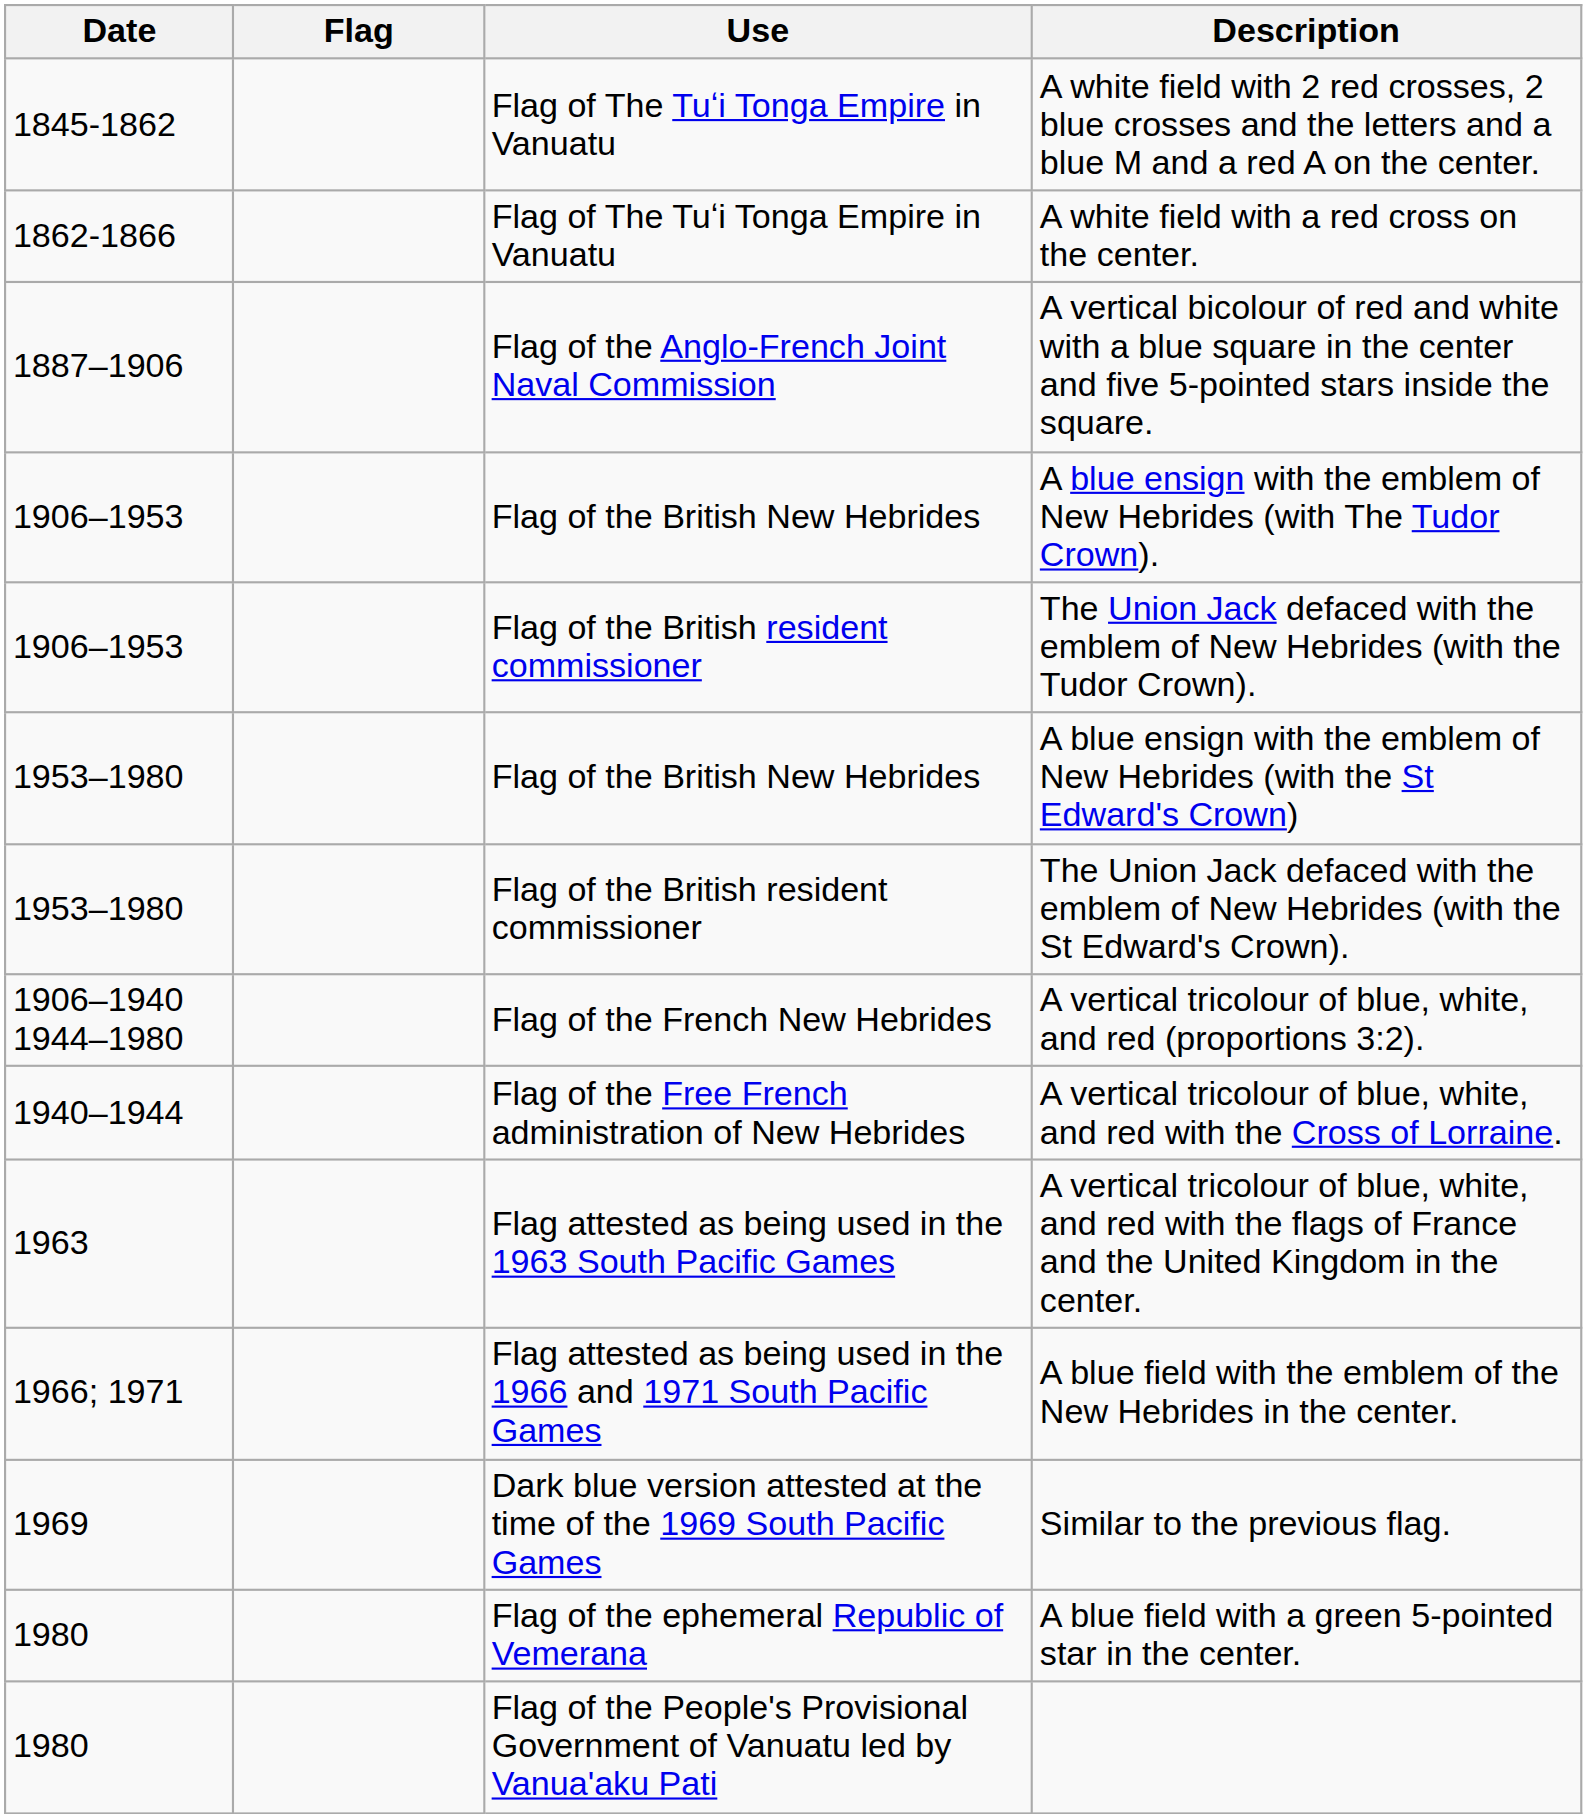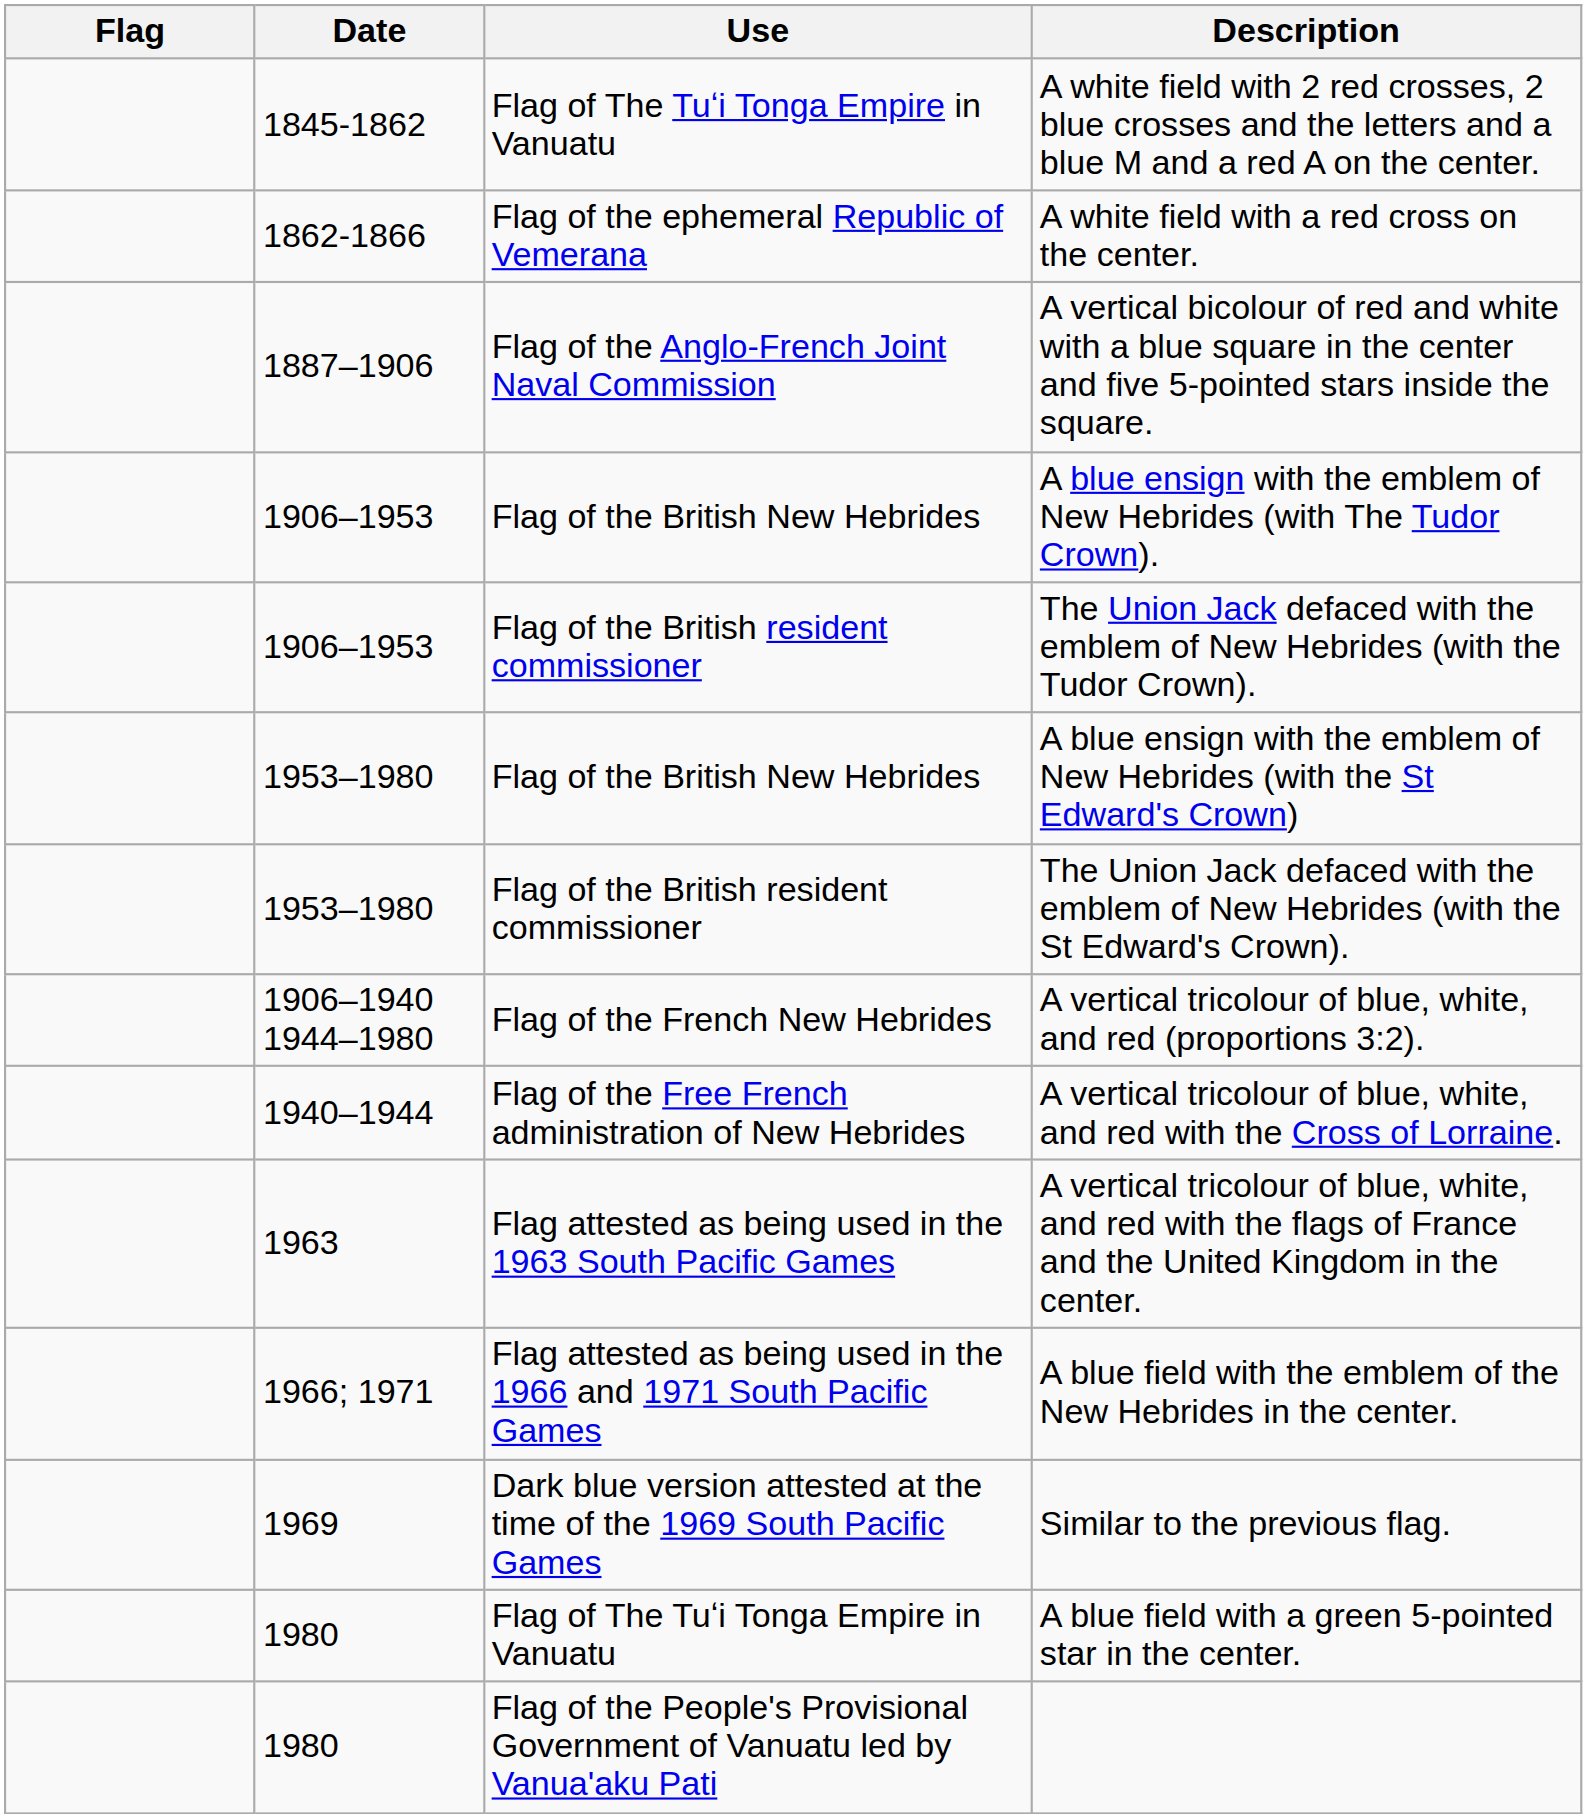columns swapped: (359, 31) <-> (119, 31)
(736, 235) Flag of The Tuʻi Tonga Empire in Vanuatu -> (747, 235) Flag of the ephemeral Republic of Vemerana
(747, 1635) Flag of the ephemeral Republic of Vemerana -> (736, 1635) Flag of The Tuʻi Tonga Empire in Vanuatu
